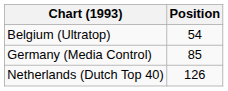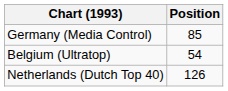rows swapped: (59, 34) <-> (80, 55)
